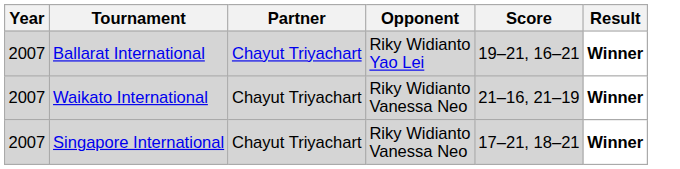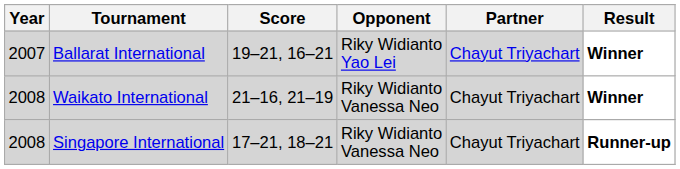columns swapped: (297, 18) <-> (529, 18)
(27, 98) 2007 -> (27, 98) 2008
(27, 143) 2007 -> (27, 143) 2008
(615, 143) Winner -> (629, 143) Runner-up
